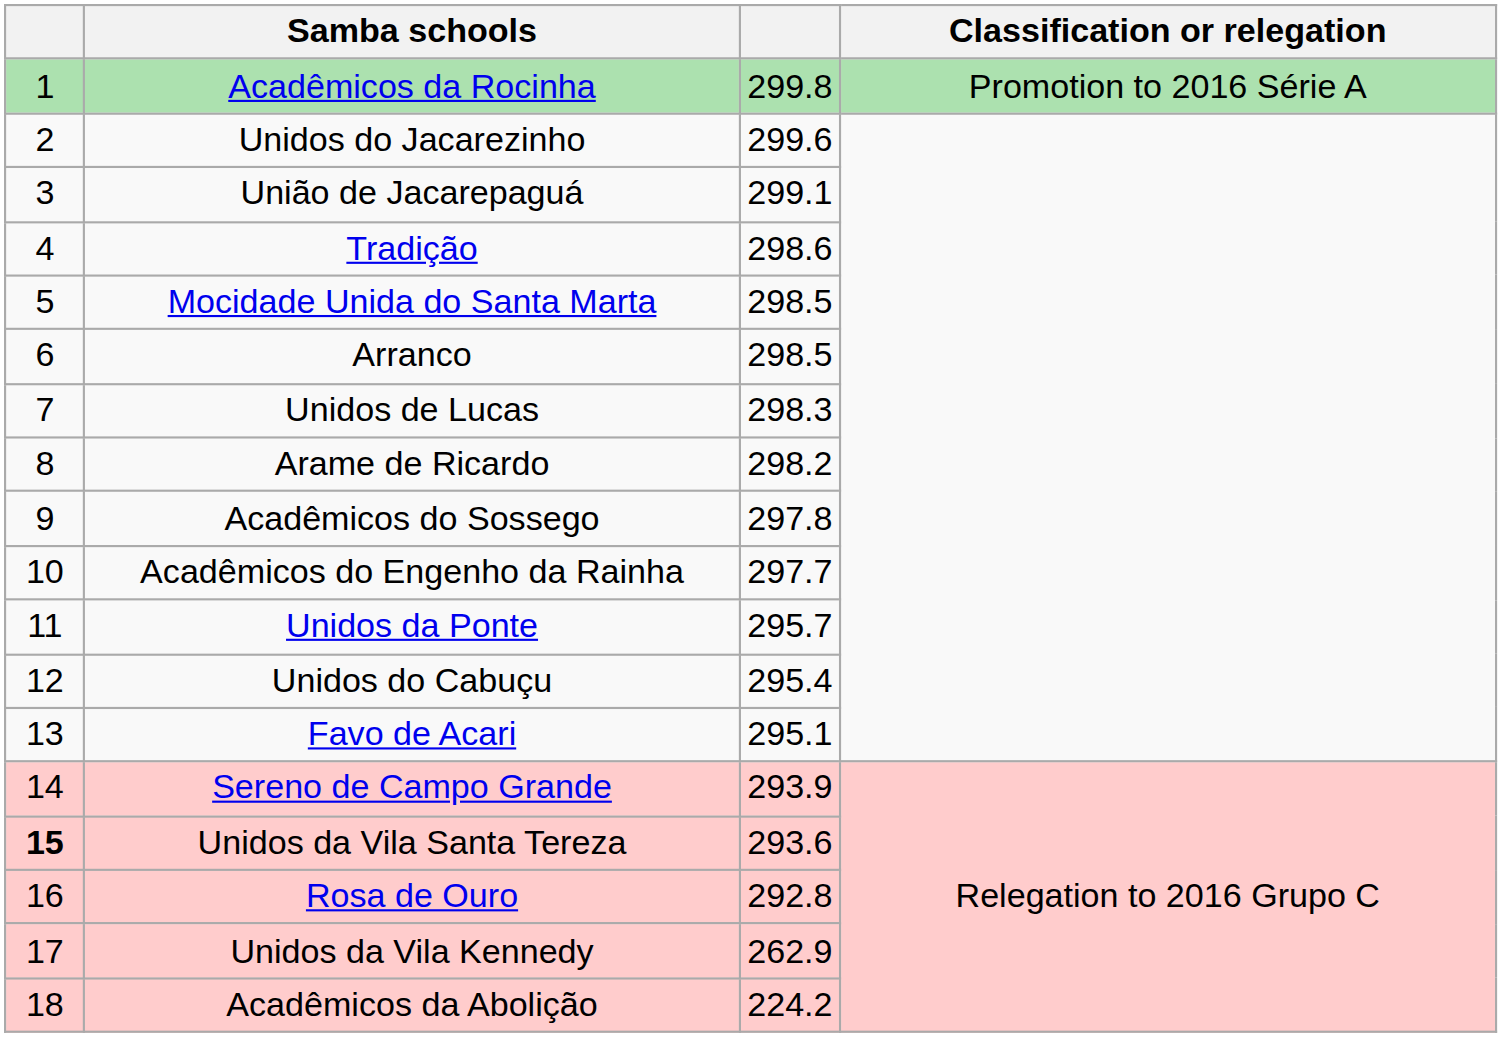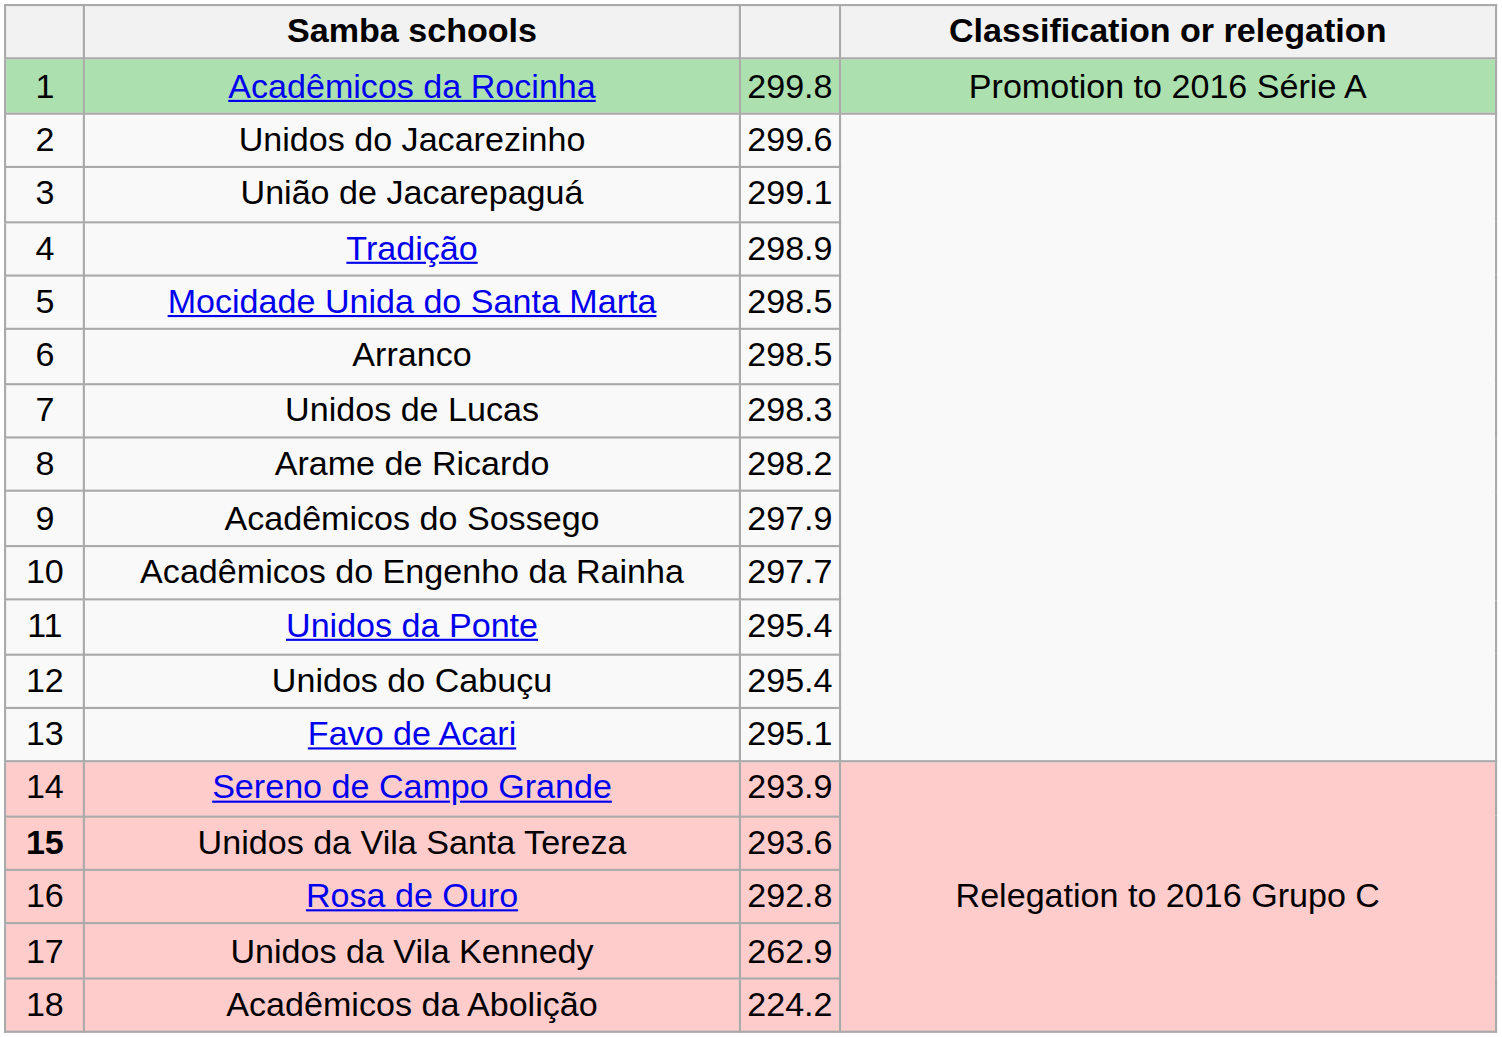(790, 247) 298.6 -> (790, 247) 298.9
(790, 517) 297.8 -> (790, 517) 297.9
(790, 626) 295.7 -> (790, 626) 295.4
